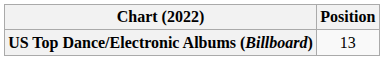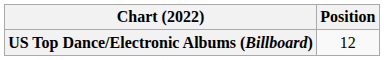(348, 42) 13 -> (348, 42) 12
